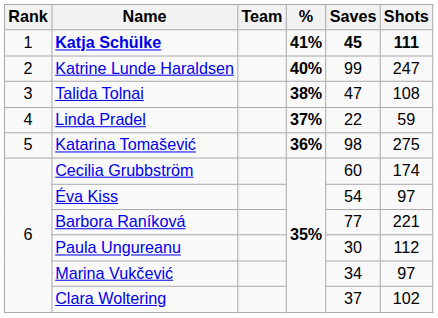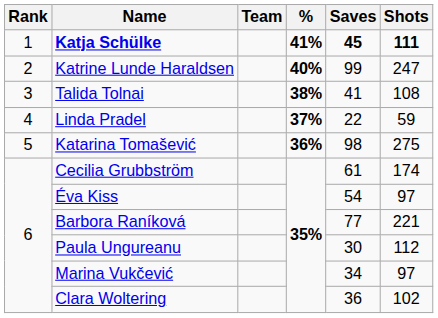(353, 94) 47 -> (353, 94) 41
(353, 171) 60 -> (353, 171) 61
(353, 299) 37 -> (353, 299) 36
